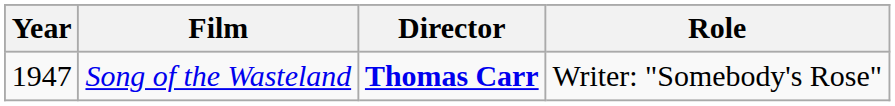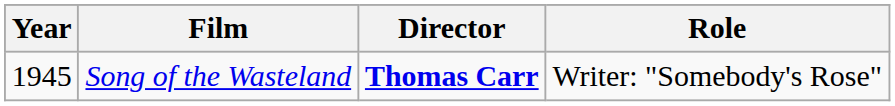(42, 75) 1947 -> (42, 75) 1945
